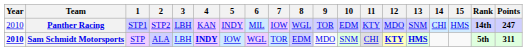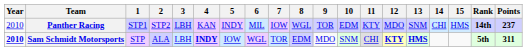(509, 25) 247 -> (509, 25) 237
